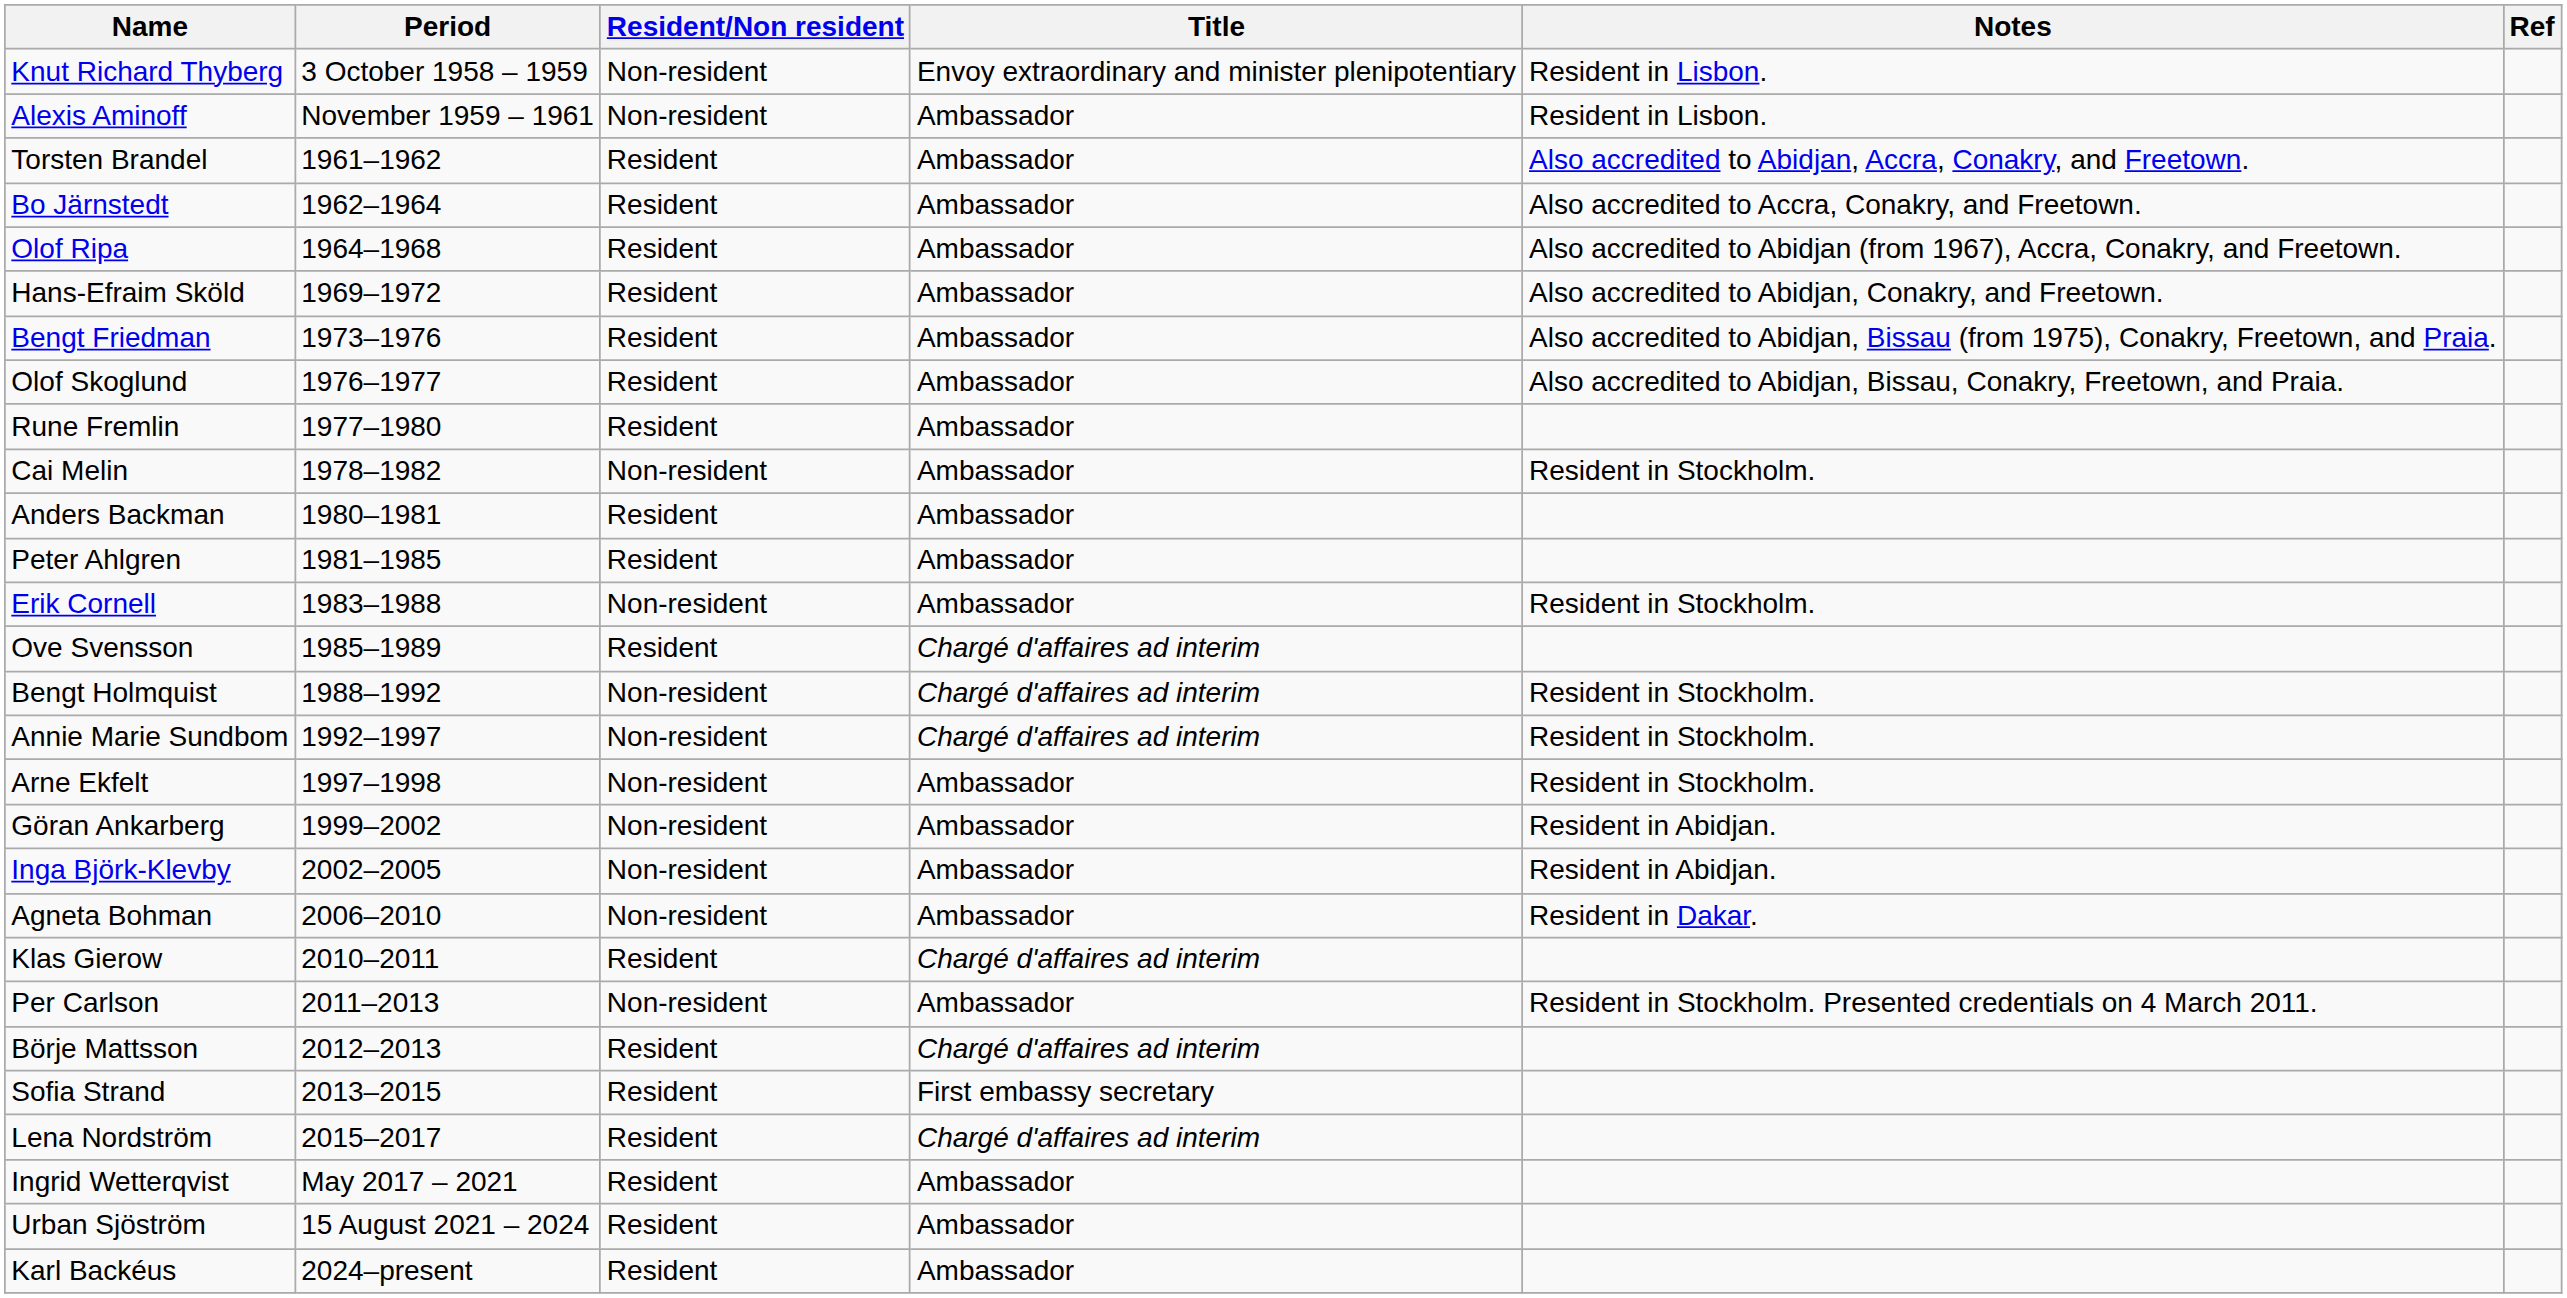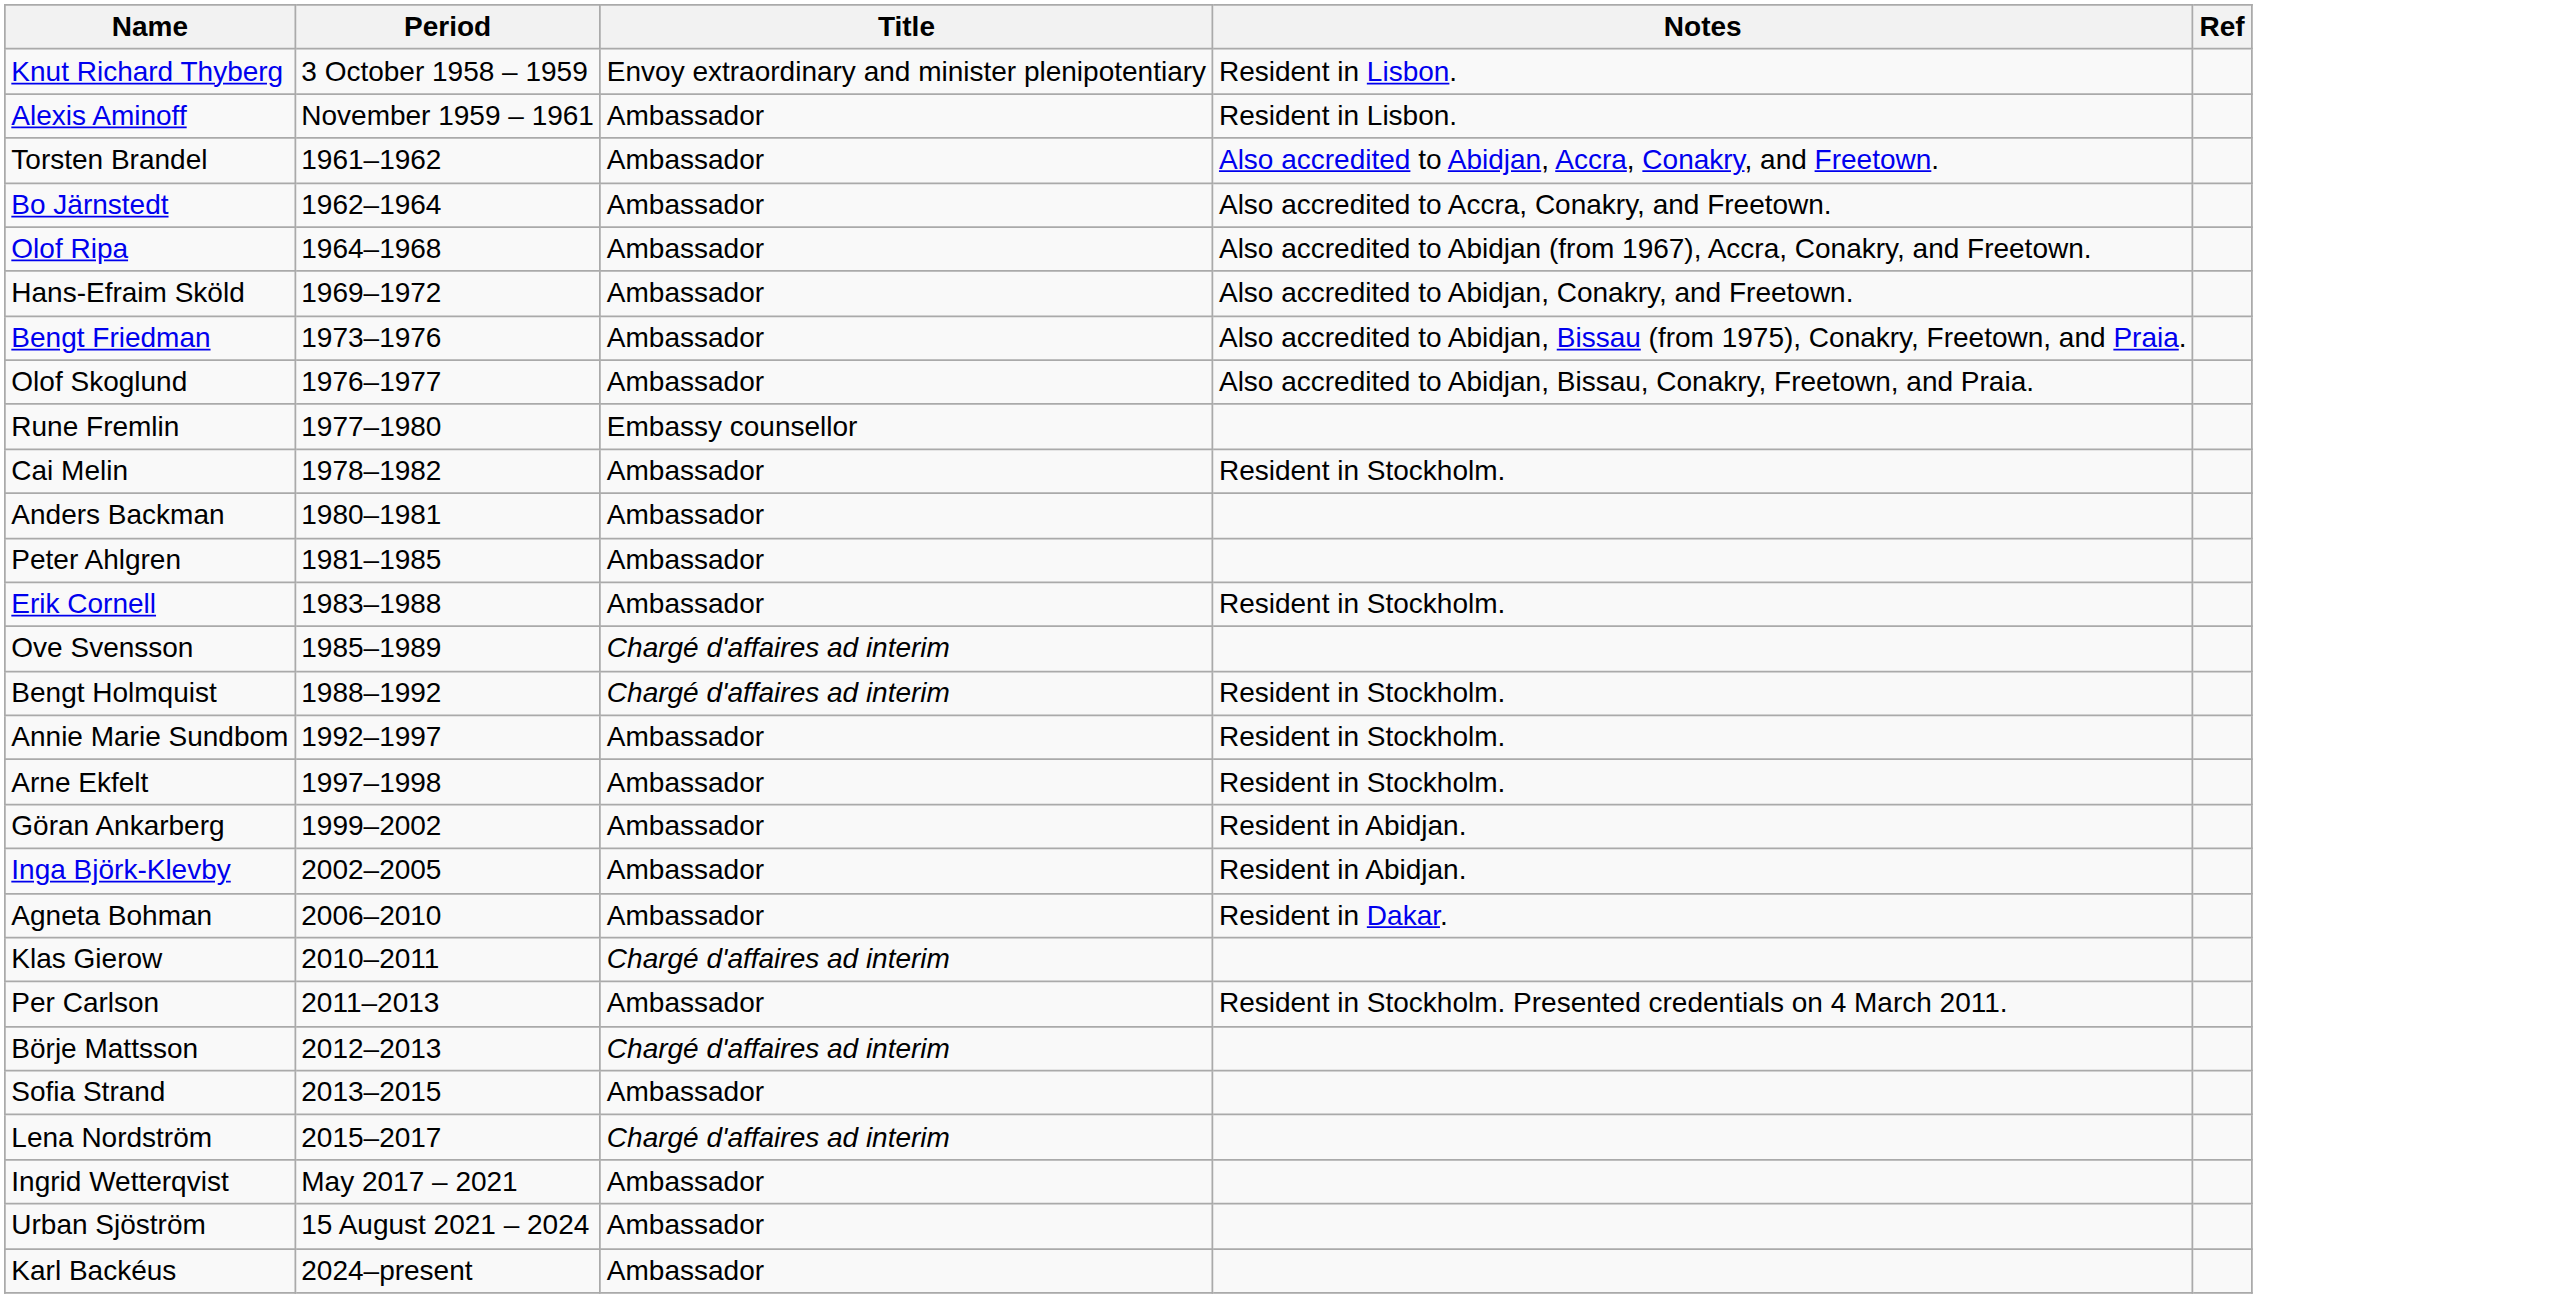- column: (755, 26)
(996, 426) Ambassador -> (732, 426) Embassy counsellor
(1088, 737) Chargé d'affaires ad interim -> (685, 737) Ambassador
(1066, 1092) First embassy secretary -> (685, 1092) Ambassador
